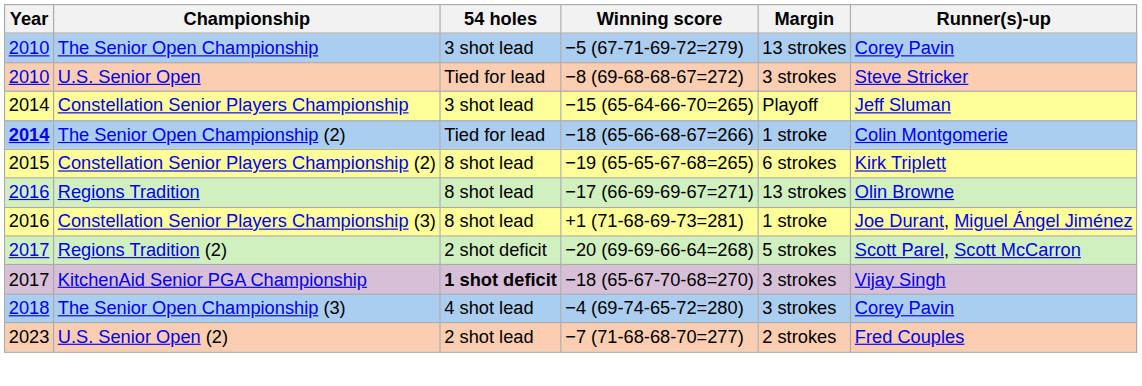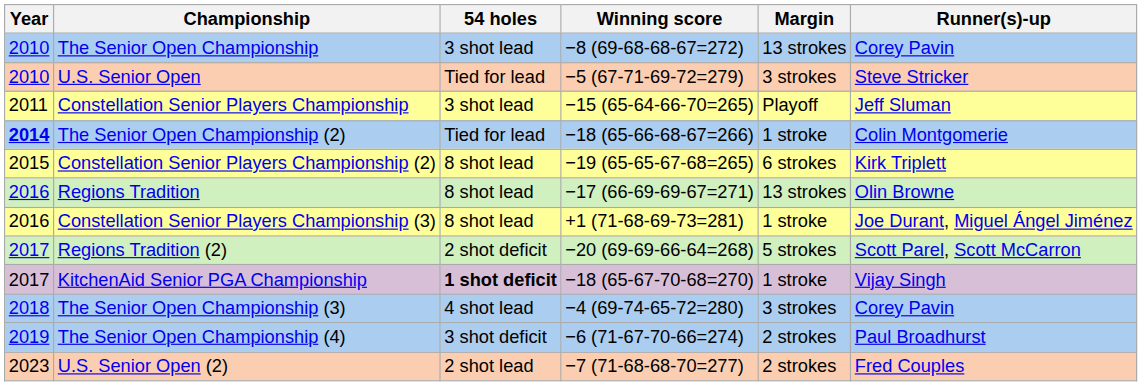(654, 47) −5 (67-71-69-72=279) -> (654, 47) −8 (69-68-68-67=272)
(654, 76) −8 (69-68-68-67=272) -> (654, 76) −5 (67-71-69-72=279)
(29, 105) 2014 -> (28, 105) 2011
(799, 279) 3 strokes -> (795, 279) 1 stroke
+ row: (202, 337)
